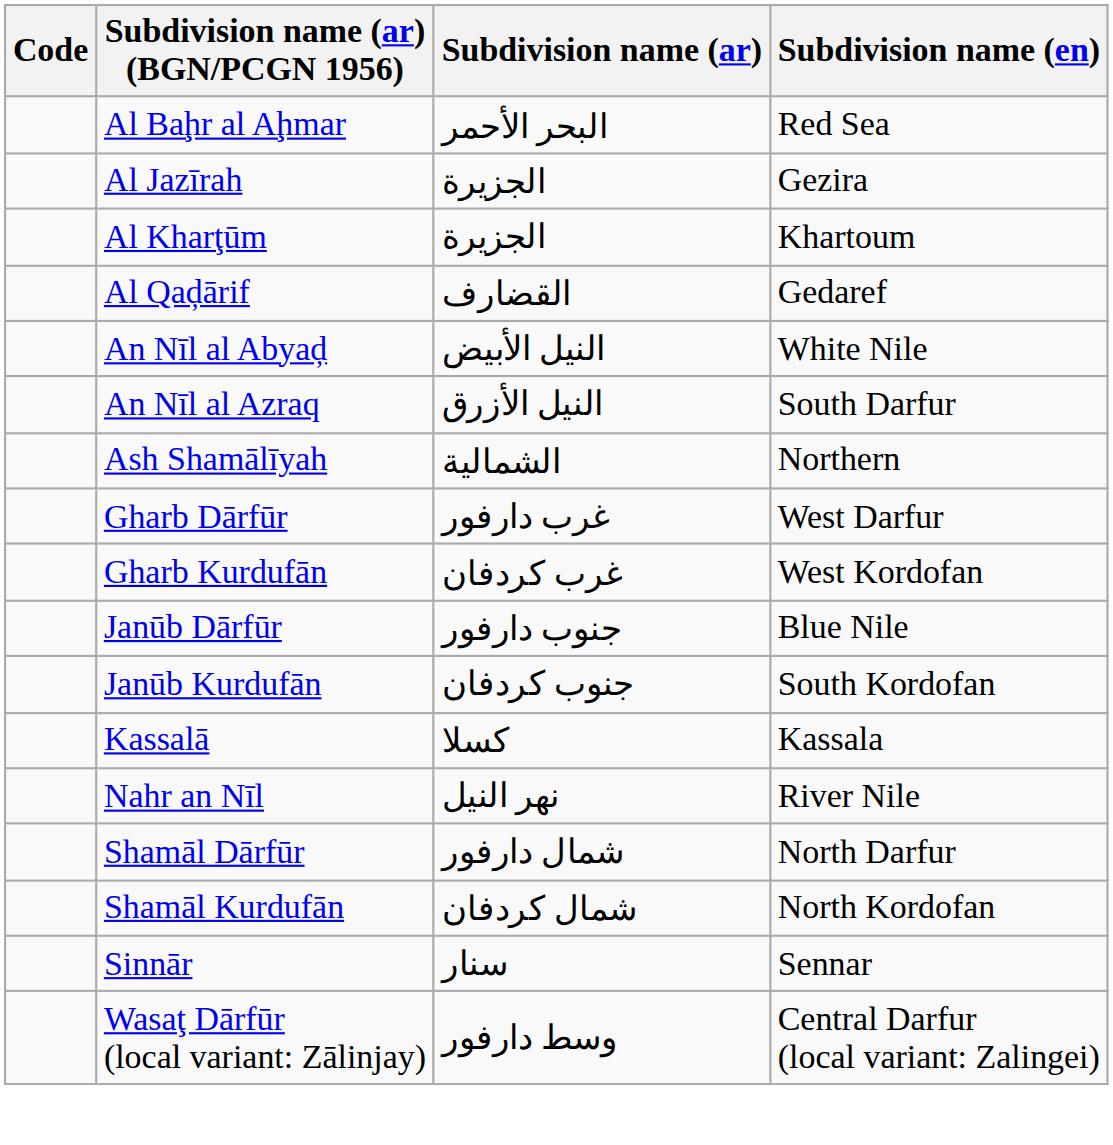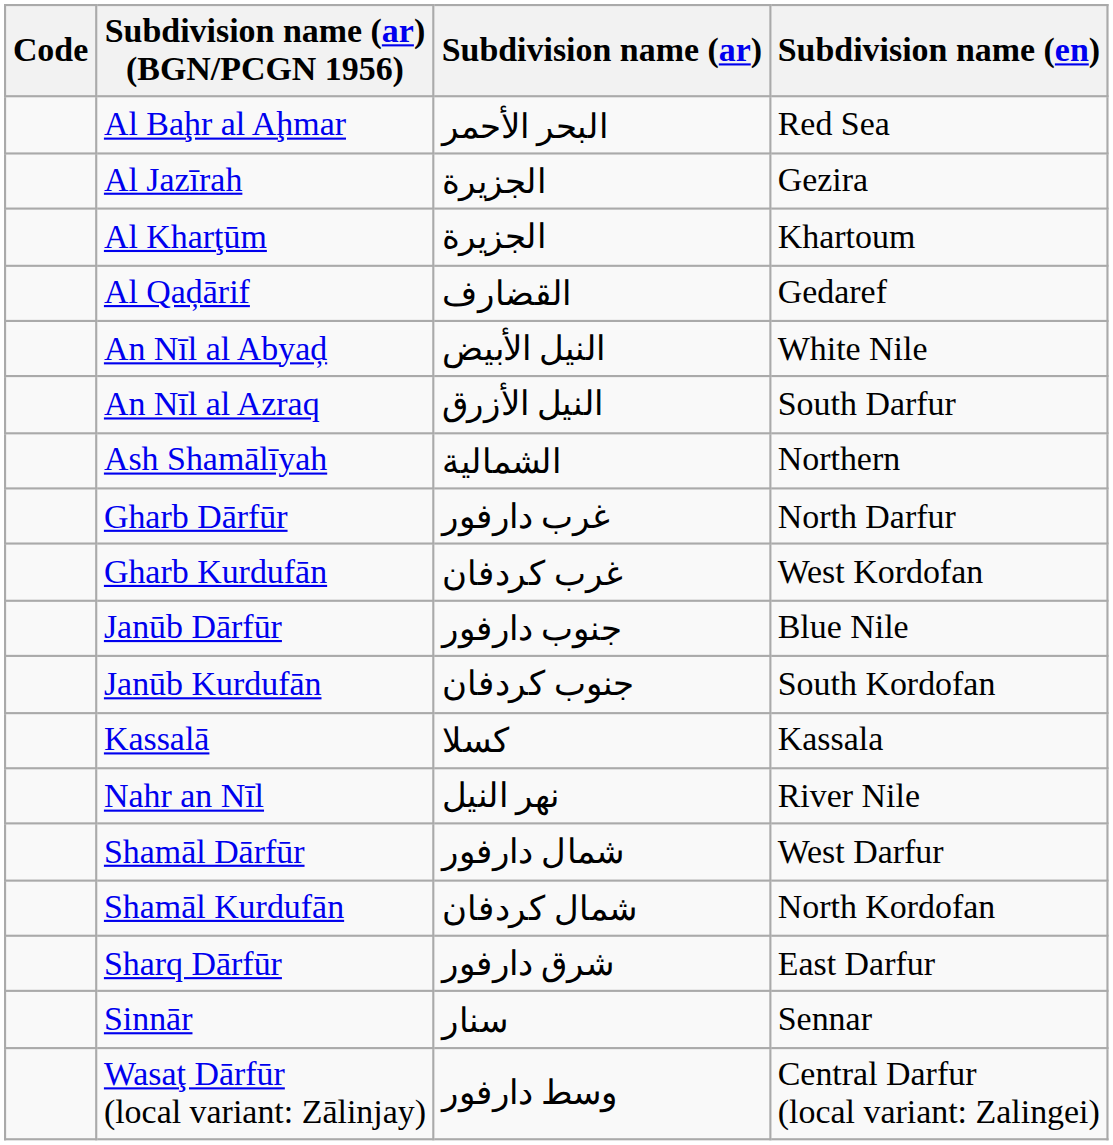(861, 515) West Darfur -> (867, 515) North Darfur
(867, 851) North Darfur -> (861, 851) West Darfur
+ row: (193, 963)
